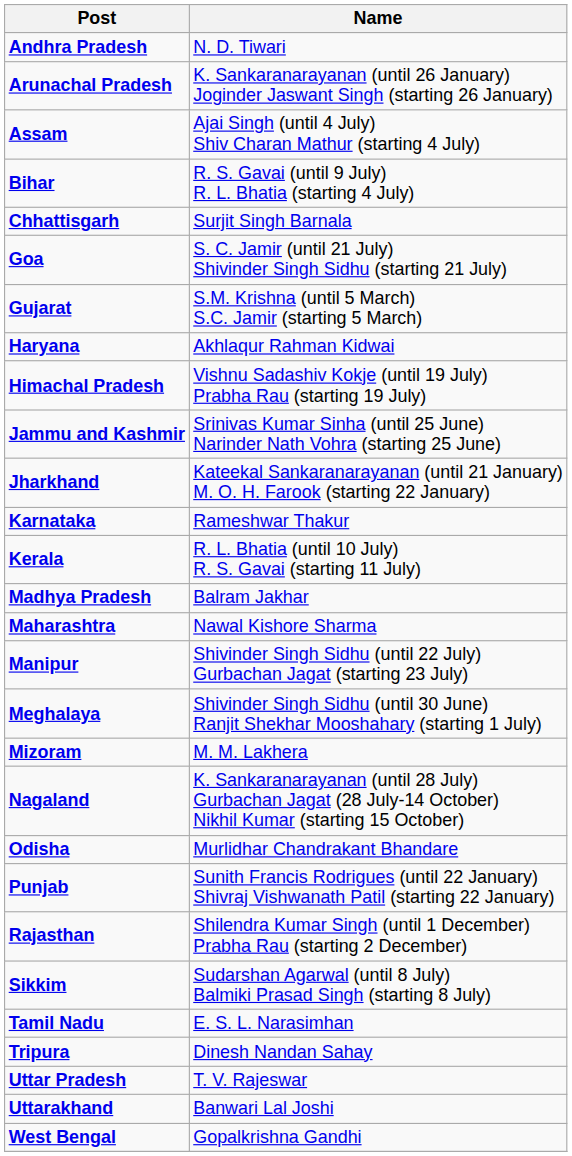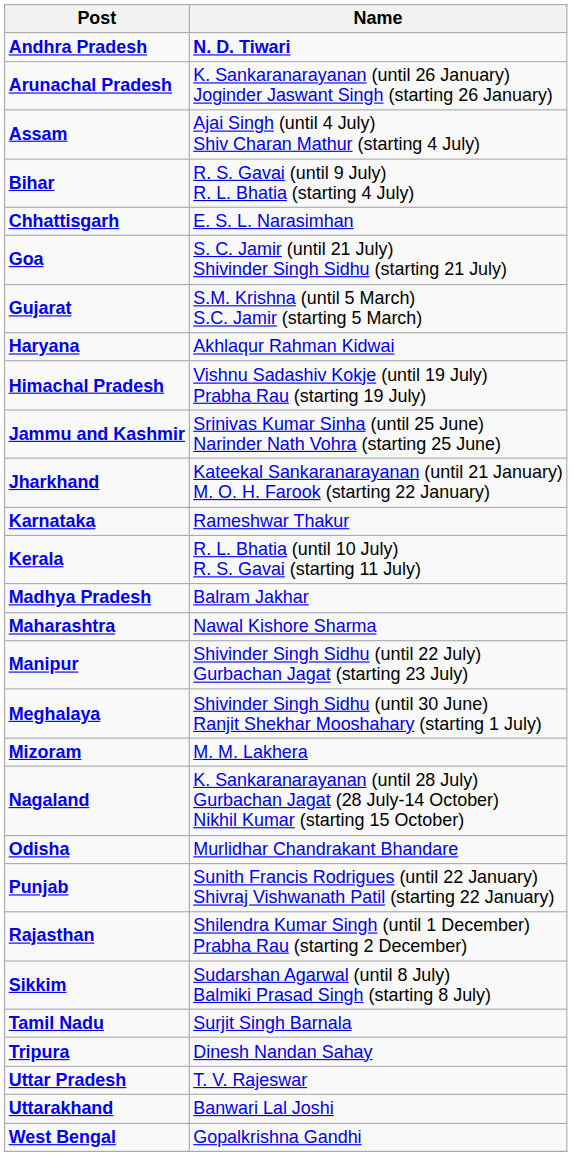(240, 47) normal -> (242, 47) bold
(272, 221) Surjit Singh Barnala -> (273, 221) E. S. L. Narasimhan
(273, 1023) E. S. L. Narasimhan -> (272, 1023) Surjit Singh Barnala
